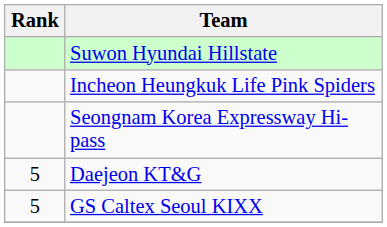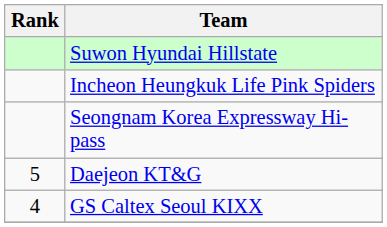(35, 206) 5 -> (35, 206) 4
